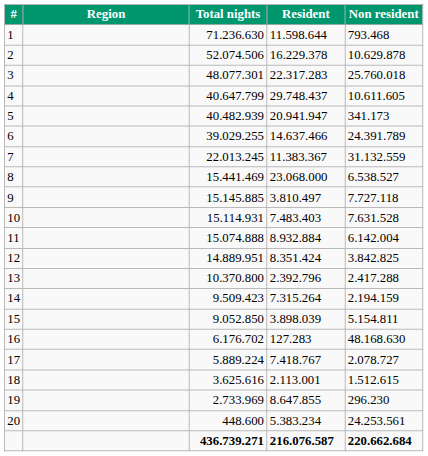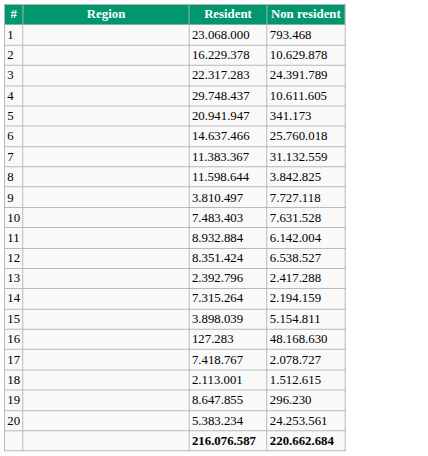- column: (228, 14)
(298, 34) 11.598.644 -> (221, 34) 23.068.000
(377, 75) 25.760.018 -> (299, 75) 24.391.789
(377, 136) 24.391.789 -> (299, 136) 25.760.018
(299, 177) 23.068.000 -> (221, 177) 11.598.644
(373, 177) 6.538.527 -> (295, 177) 3.842.825
(373, 258) 3.842.825 -> (295, 258) 6.538.527
